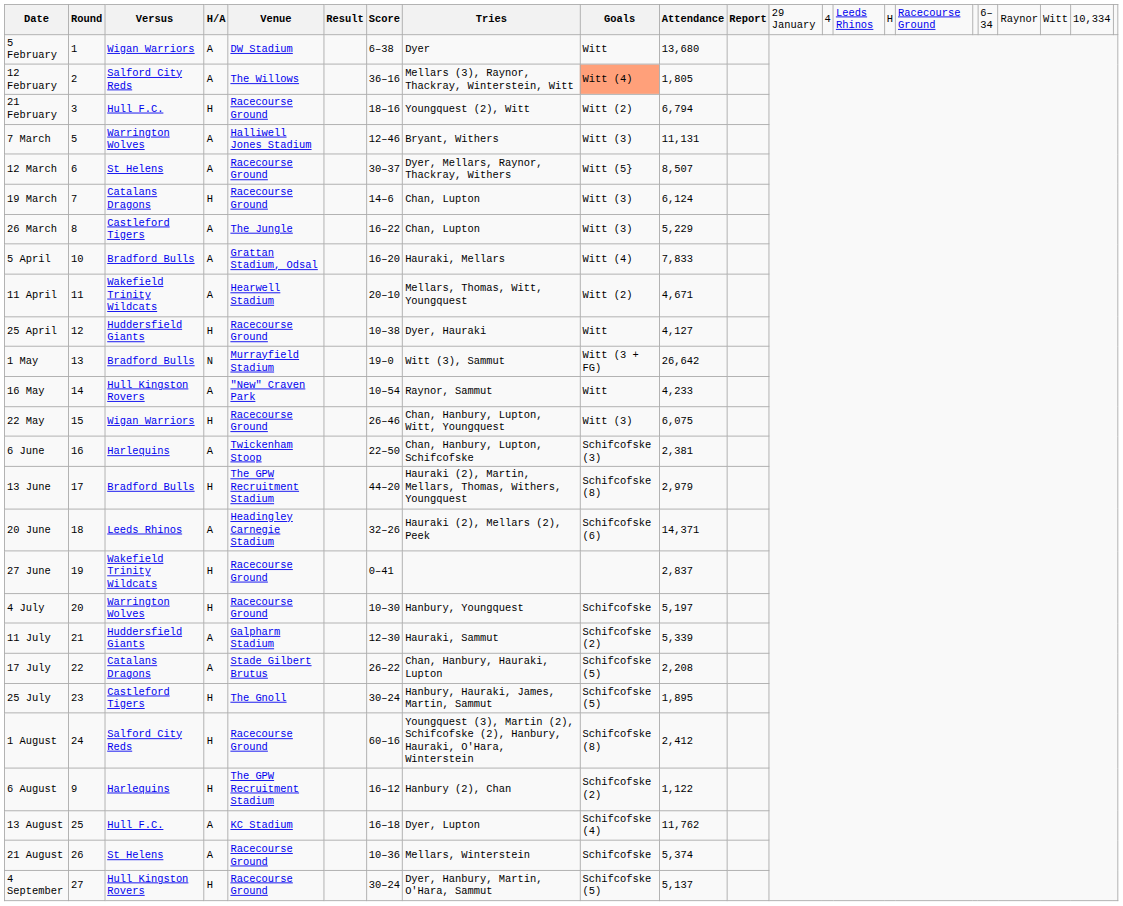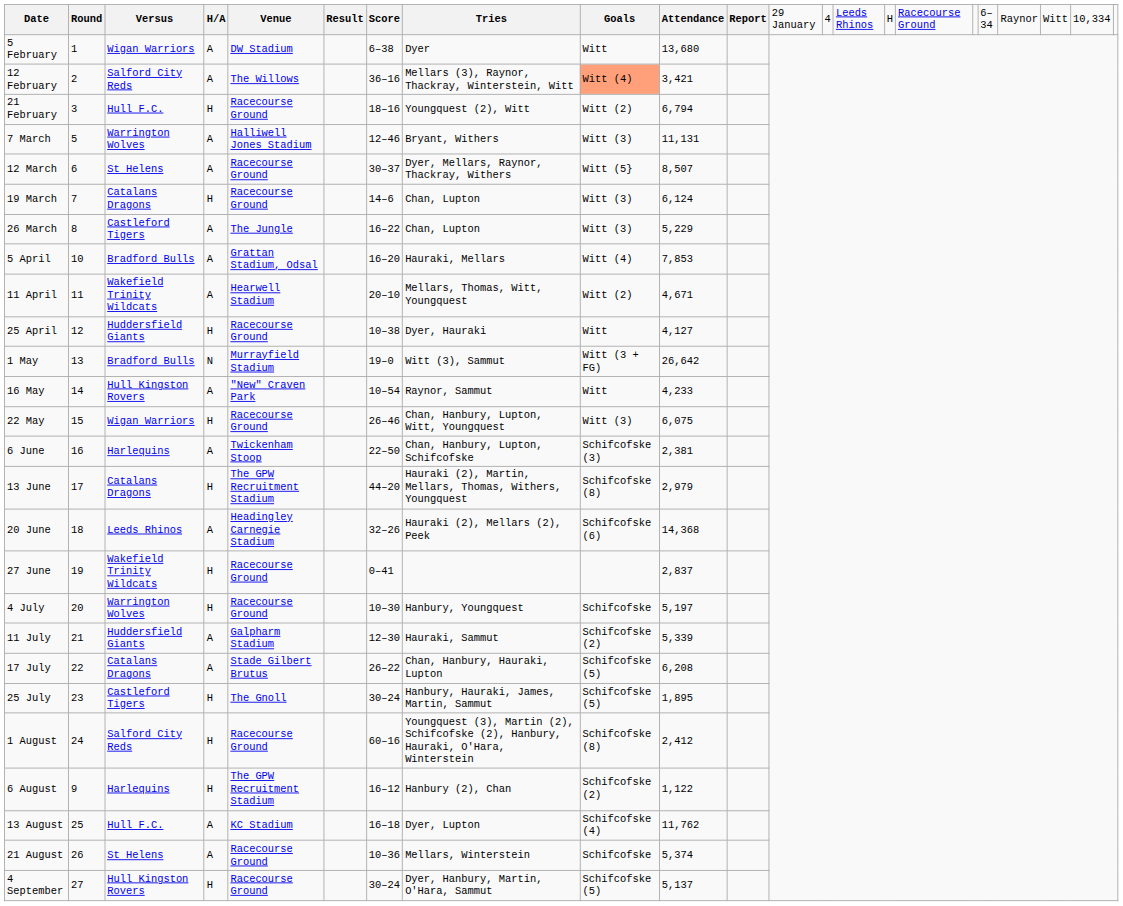(677, 79) 1,805 -> (677, 79) 3,421
(677, 259) 7,833 -> (677, 259) 7,853
(151, 487) Bradford Bulls -> (132, 487) Catalans Dragons
(680, 530) 14,371 -> (680, 530) 14,368
(677, 668) 2,208 -> (677, 668) 6,208
